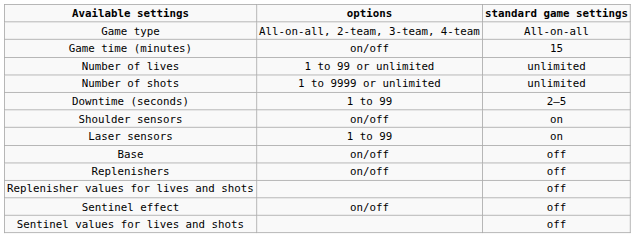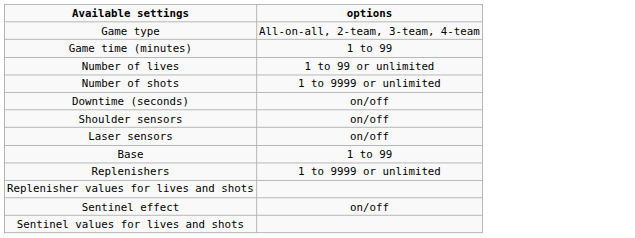- column: (556, 13)
(369, 48) on/off -> (369, 48) 1 to 99
(369, 101) 1 to 99 -> (369, 101) on/off
(369, 136) 1 to 99 -> (369, 136) on/off
(369, 154) on/off -> (369, 154) 1 to 99
(369, 171) on/off -> (369, 171) 1 to 9999 or unlimited
